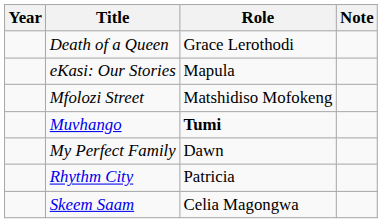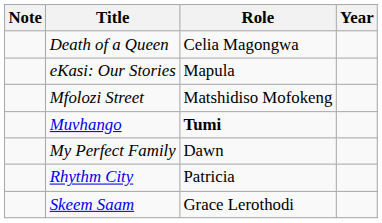columns swapped: (25, 17) <-> (357, 17)
(239, 44) Grace Lerothodi -> (241, 44) Celia Magongwa
(241, 204) Celia Magongwa -> (239, 204) Grace Lerothodi
